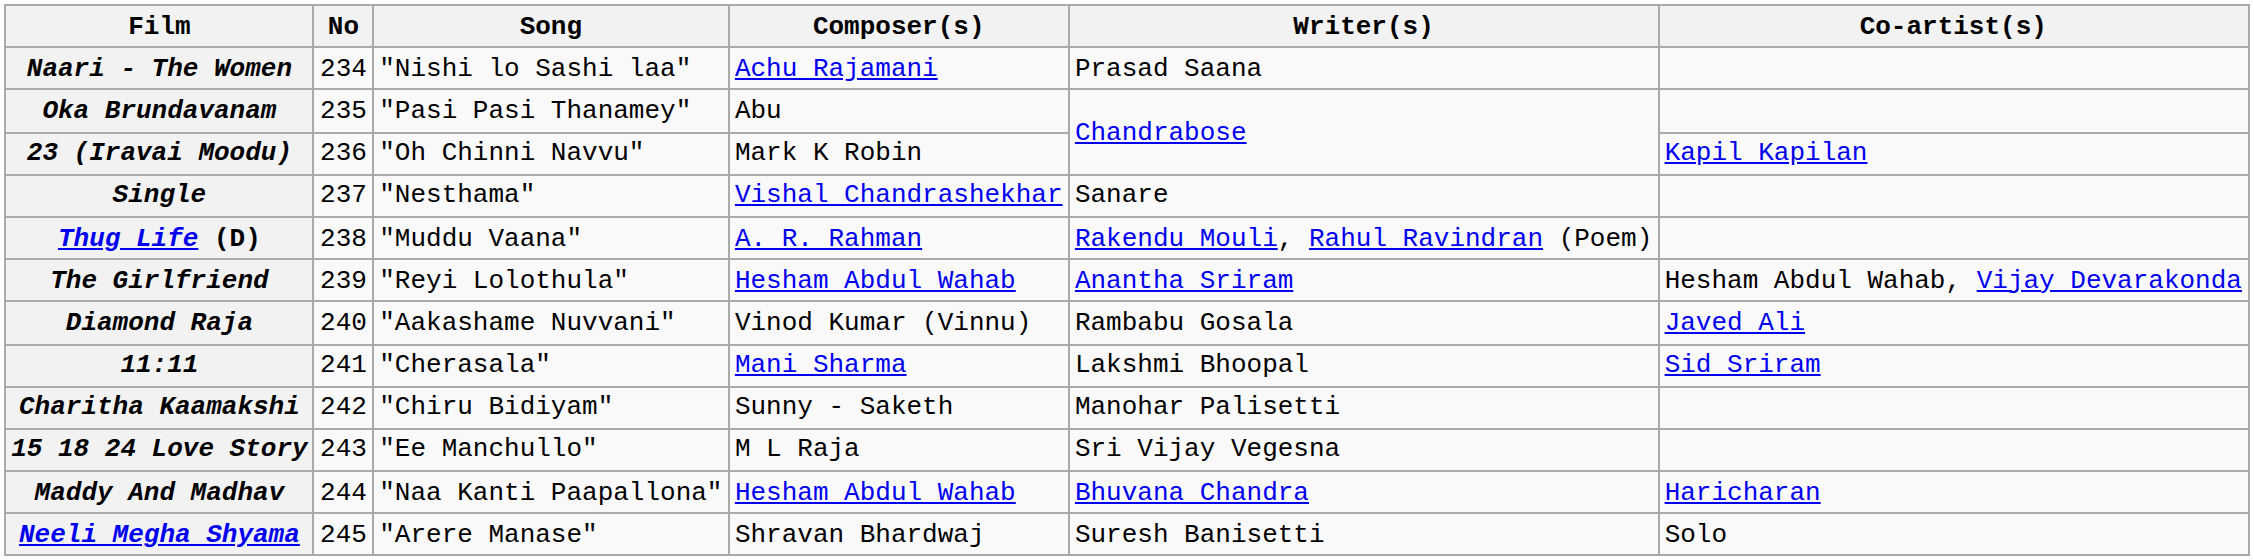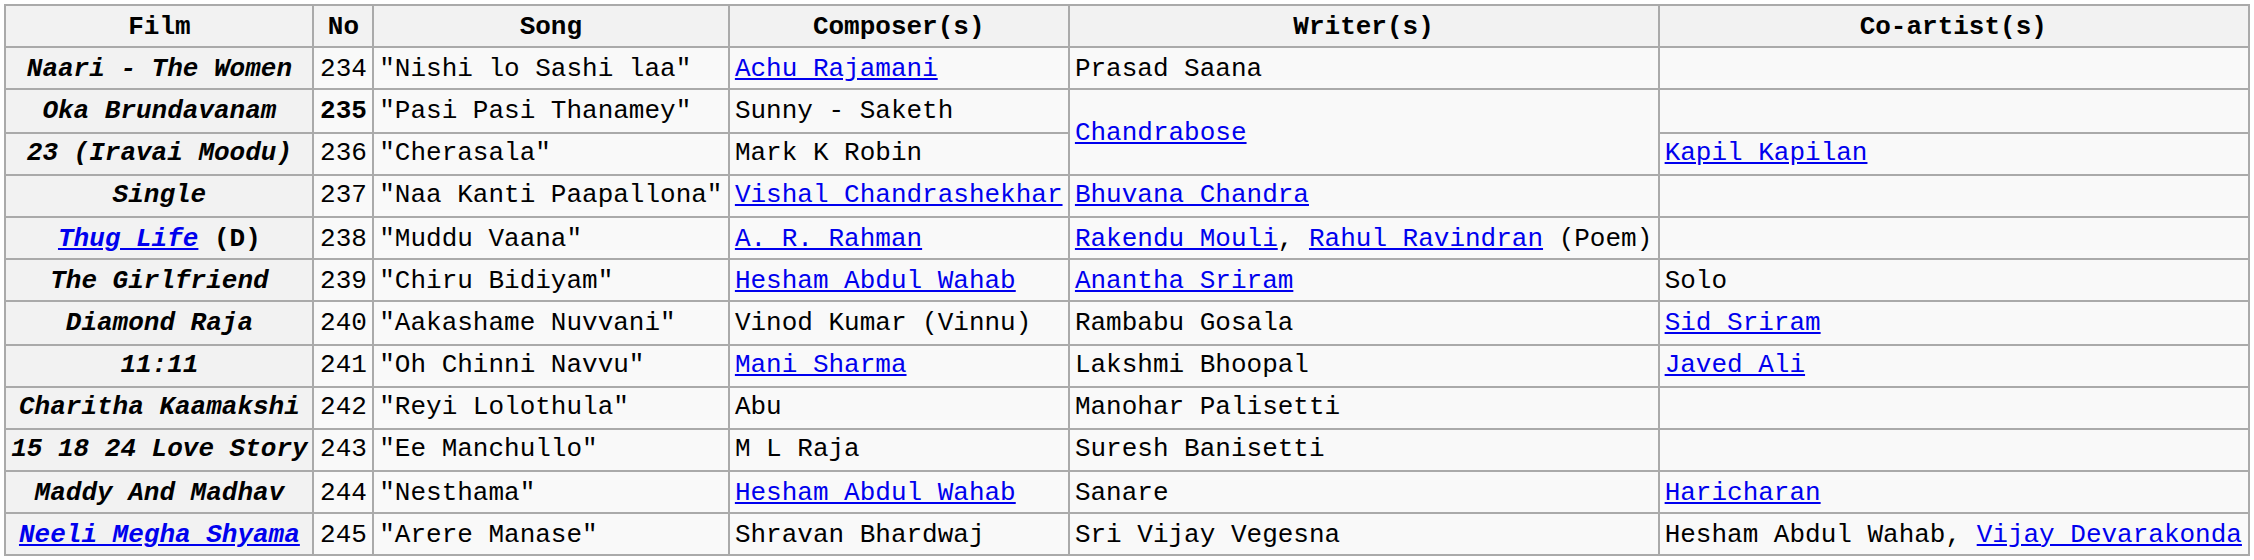(343, 111) normal -> (343, 111) bold
(758, 111) Abu -> (844, 111) Sunny - Saketh
(512, 153) "Oh Chinni Navvu" -> (465, 153) "Cherasala"
(457, 196) "Nesthama" -> (551, 196) "Naa Kanti Paapallona"
(1122, 196) Sanare -> (1192, 196) Bhuvana Chandra
(504, 280) "Reyi Lolothula" -> (496, 280) "Chiru Bidiyam"
(1953, 280) Hesham Abdul Wahab, Vijay Devarakonda -> (1696, 280) Solo
(1735, 323) Javed Ali -> (1743, 323) Sid Sriram
(465, 365) "Cherasala" -> (512, 365) "Oh Chinni Navvu"
(1743, 365) Sid Sriram -> (1735, 365) Javed Ali
(496, 408) "Chiru Bidiyam" -> (504, 408) "Reyi Lolothula"
(844, 408) Sunny - Saketh -> (758, 408) Abu
(1208, 450) Sri Vijay Vegesna -> (1200, 450) Suresh Banisetti
(551, 492) "Naa Kanti Paapallona" -> (457, 492) "Nesthama"
(1192, 492) Bhuvana Chandra -> (1122, 492) Sanare
(1200, 535) Suresh Banisetti -> (1208, 535) Sri Vijay Vegesna
(1696, 535) Solo -> (1953, 535) Hesham Abdul Wahab, Vijay Devarakonda
